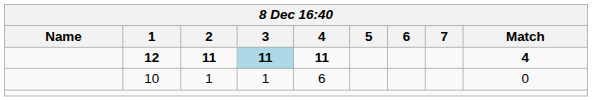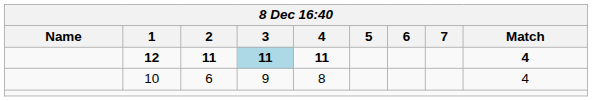(209, 79) 1 -> (209, 79) 6
(265, 79) 1 -> (265, 79) 9
(322, 79) 6 -> (322, 79) 8
(525, 79) 0 -> (525, 79) 4
